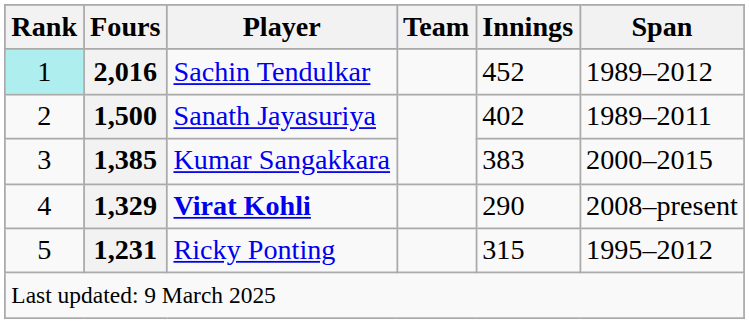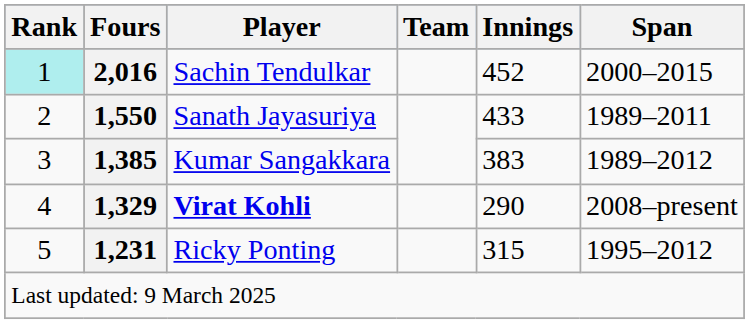(649, 71) 1989–2012 -> (649, 71) 2000–2015
(125, 116) 1,500 -> (125, 116) 1,550
(503, 116) 402 -> (503, 116) 433
(649, 160) 2000–2015 -> (649, 160) 1989–2012
